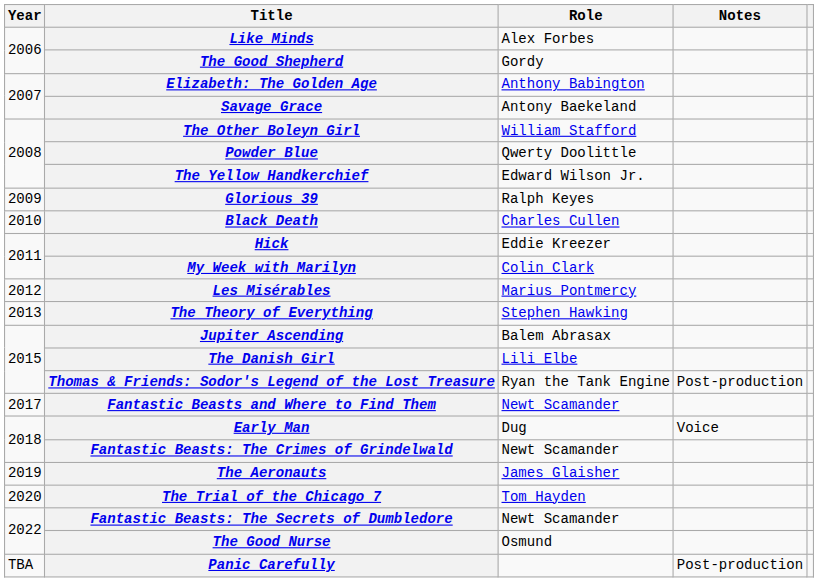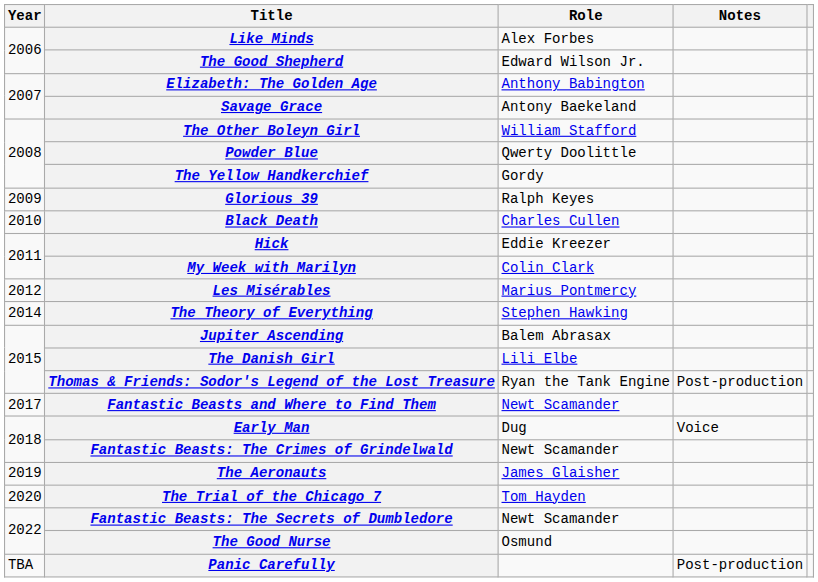(523, 62) Gordy -> (573, 62) Edward Wilson Jr.
(573, 176) Edward Wilson Jr. -> (523, 176) Gordy
(25, 313) 2013 -> (25, 313) 2014
